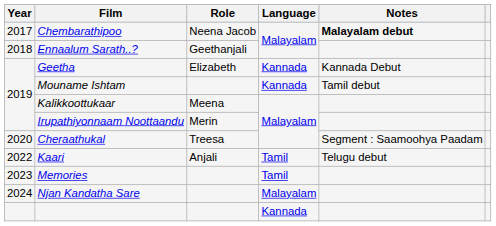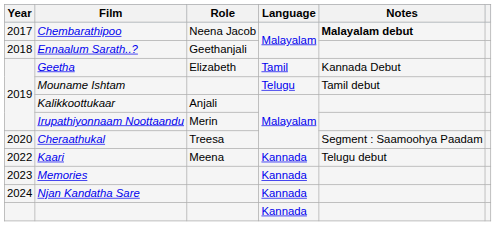(284, 67) Kannada -> (275, 67) Tamil
(284, 85) Kannada -> (278, 85) Telugu
(207, 103) Meena -> (203, 103) Anjali
(203, 157) Anjali -> (207, 157) Meena
(275, 157) Tamil -> (284, 157) Kannada
(275, 175) Tamil -> (284, 175) Kannada
(289, 193) Malayalam -> (284, 193) Kannada
